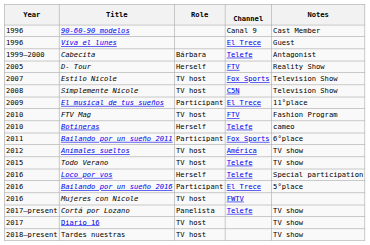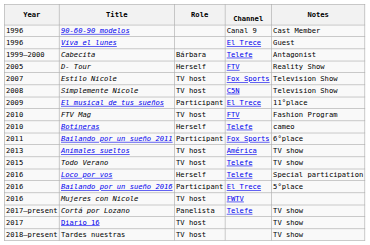(15, 150) 2012 -> (15, 150) 2013
